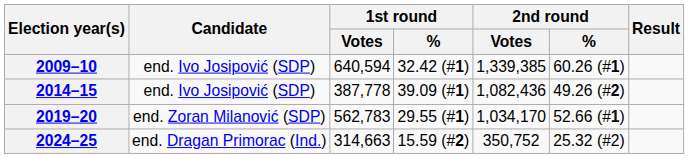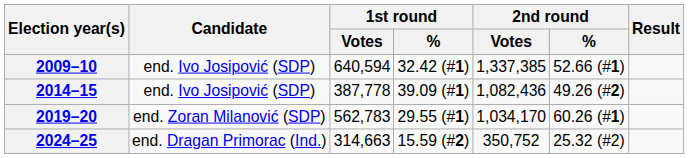(511, 66) 1,339,385 -> (511, 66) 1,337,385
(589, 66) 60.26 (#1) -> (589, 66) 52.66 (#1)
(589, 116) 52.66 (#1) -> (589, 116) 60.26 (#1)
